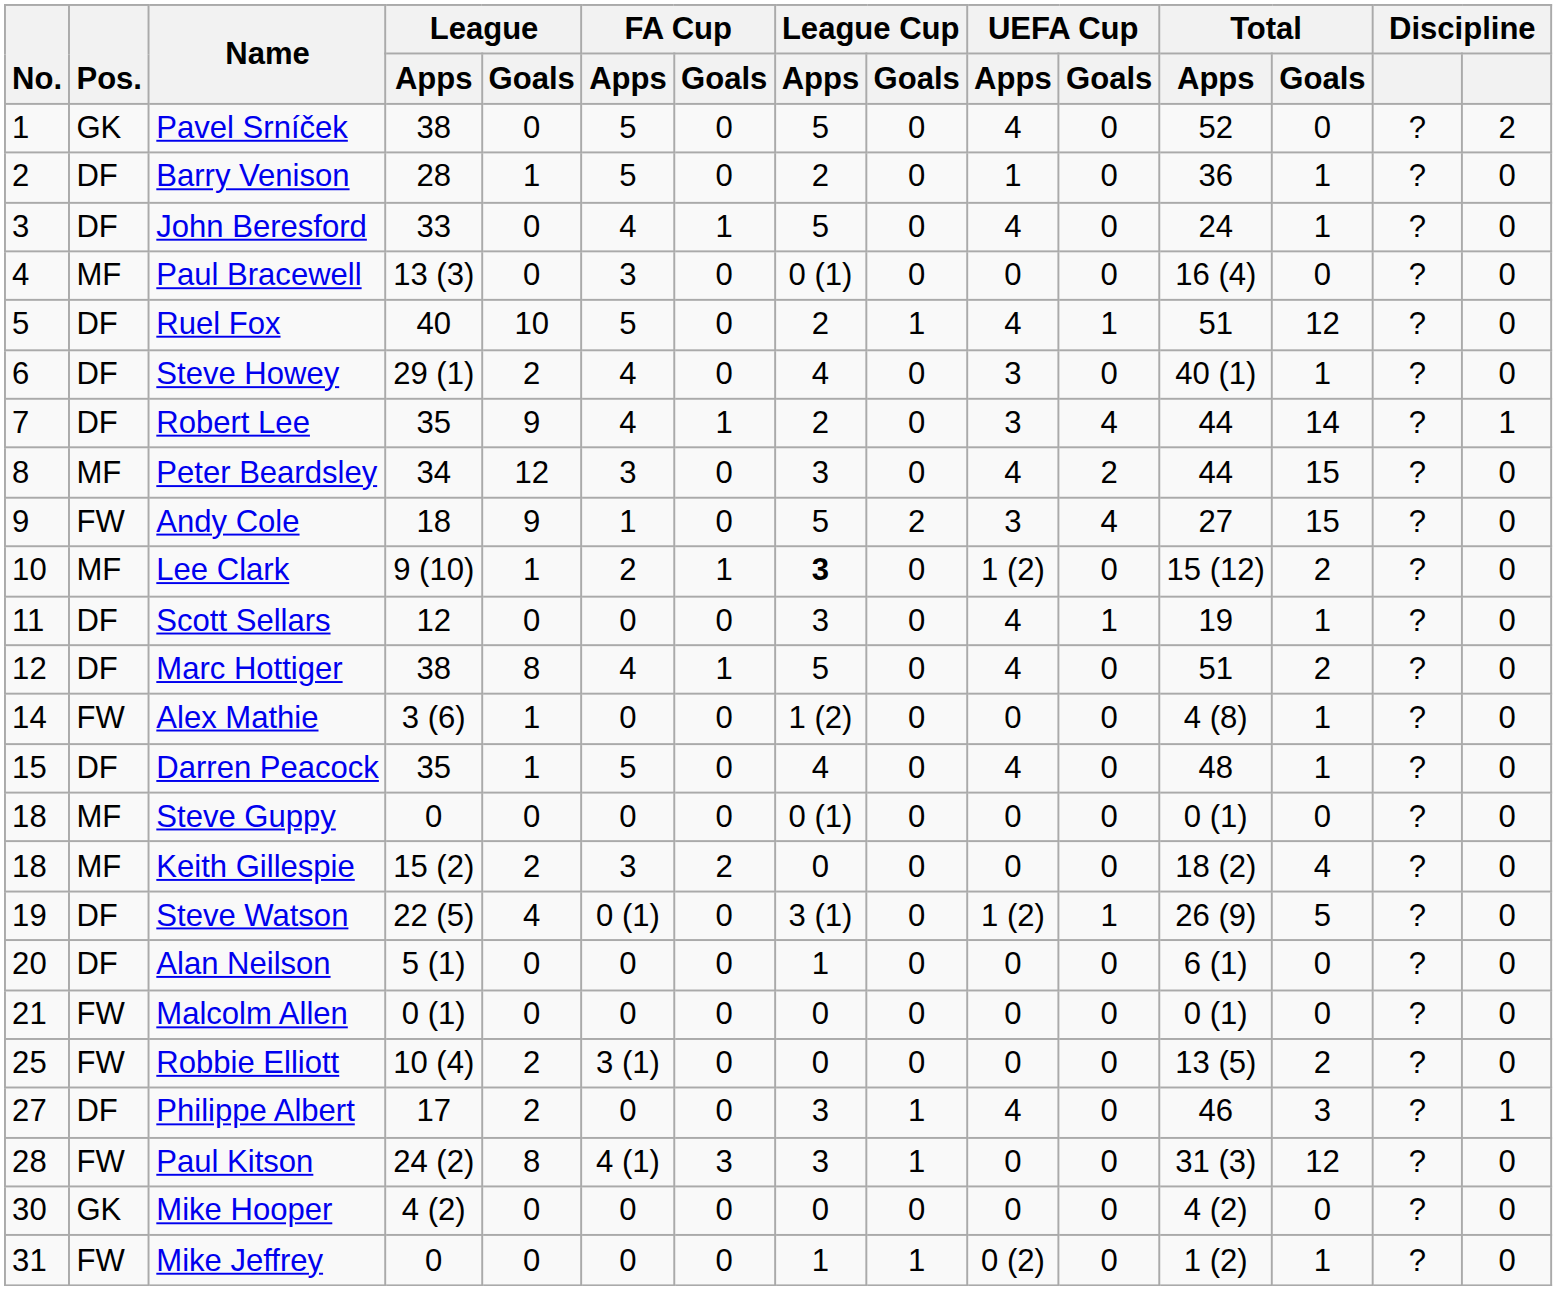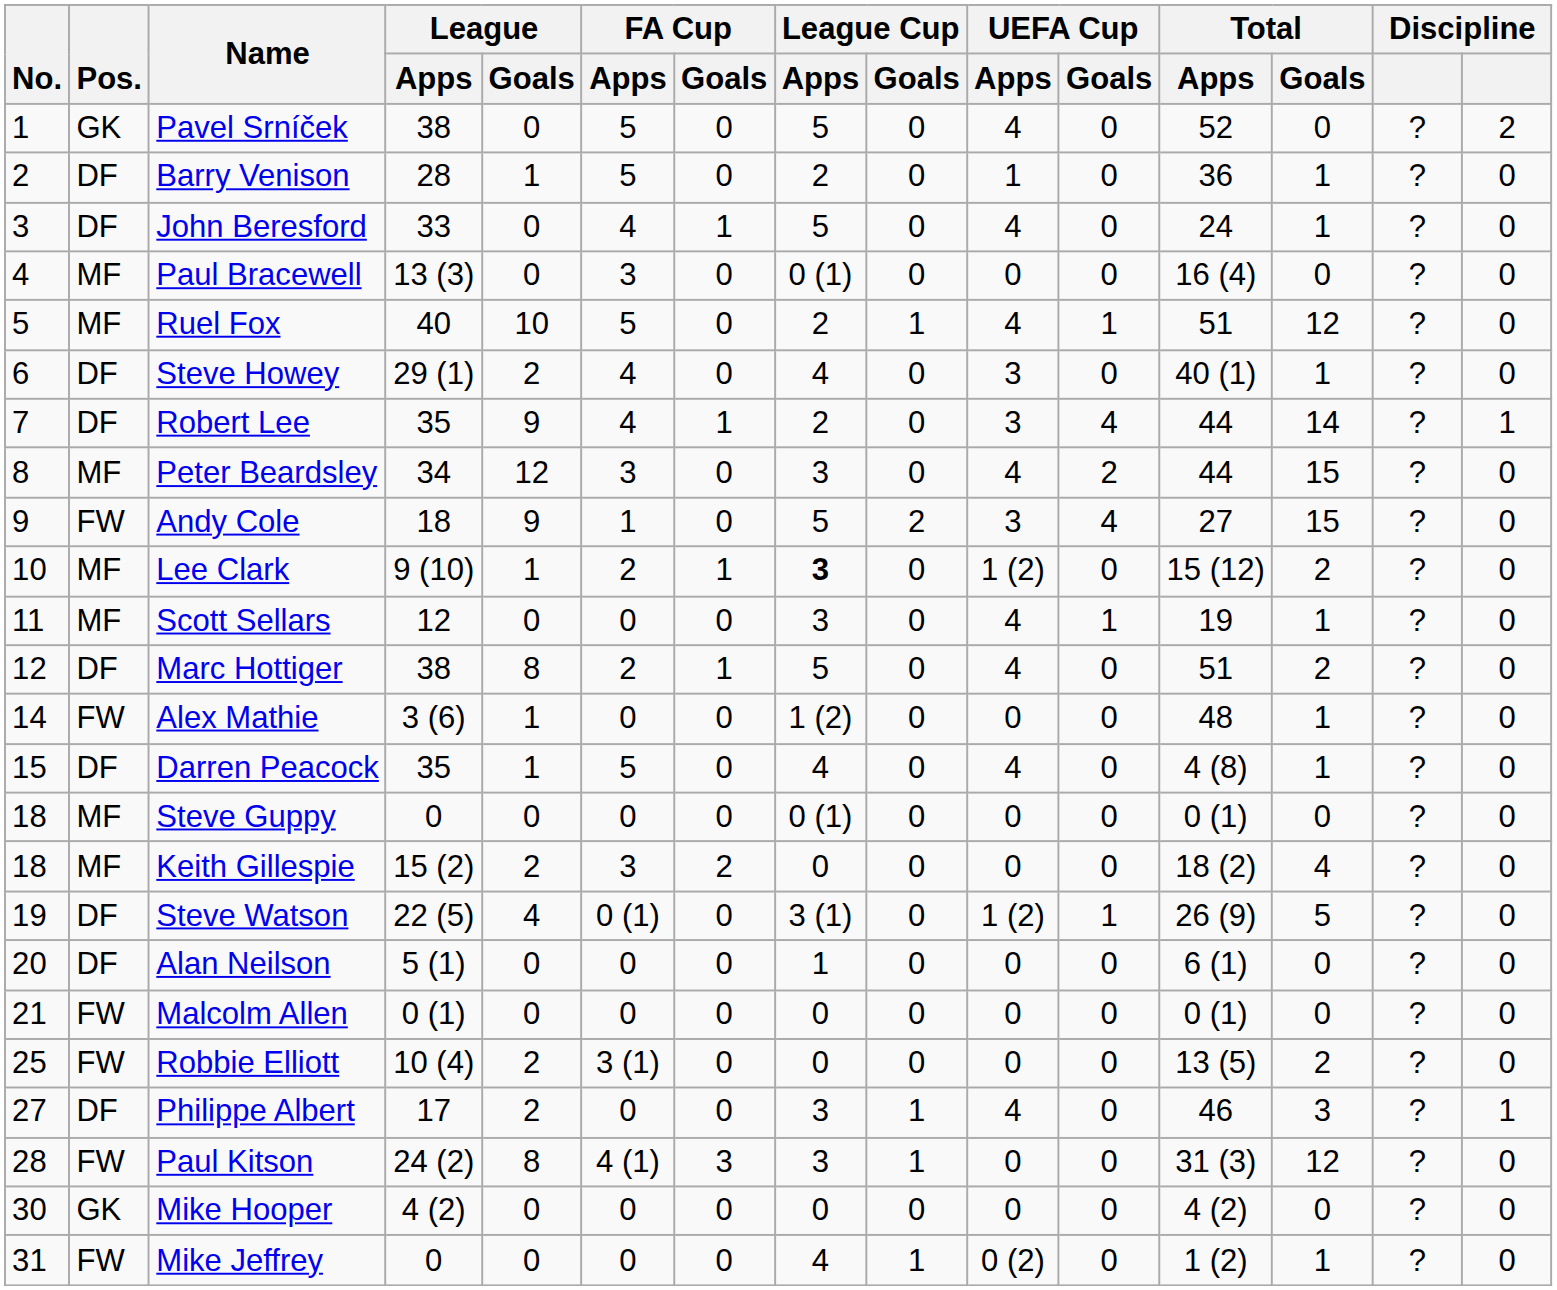(97, 324) DF -> (99, 324) MF
(97, 619) DF -> (99, 619) MF
(628, 669) 4 -> (628, 669) 2
(1216, 718) 4 (8) -> (1216, 718) 48
(1216, 767) 48 -> (1216, 767) 4 (8)
(820, 1259) 1 -> (820, 1259) 4
